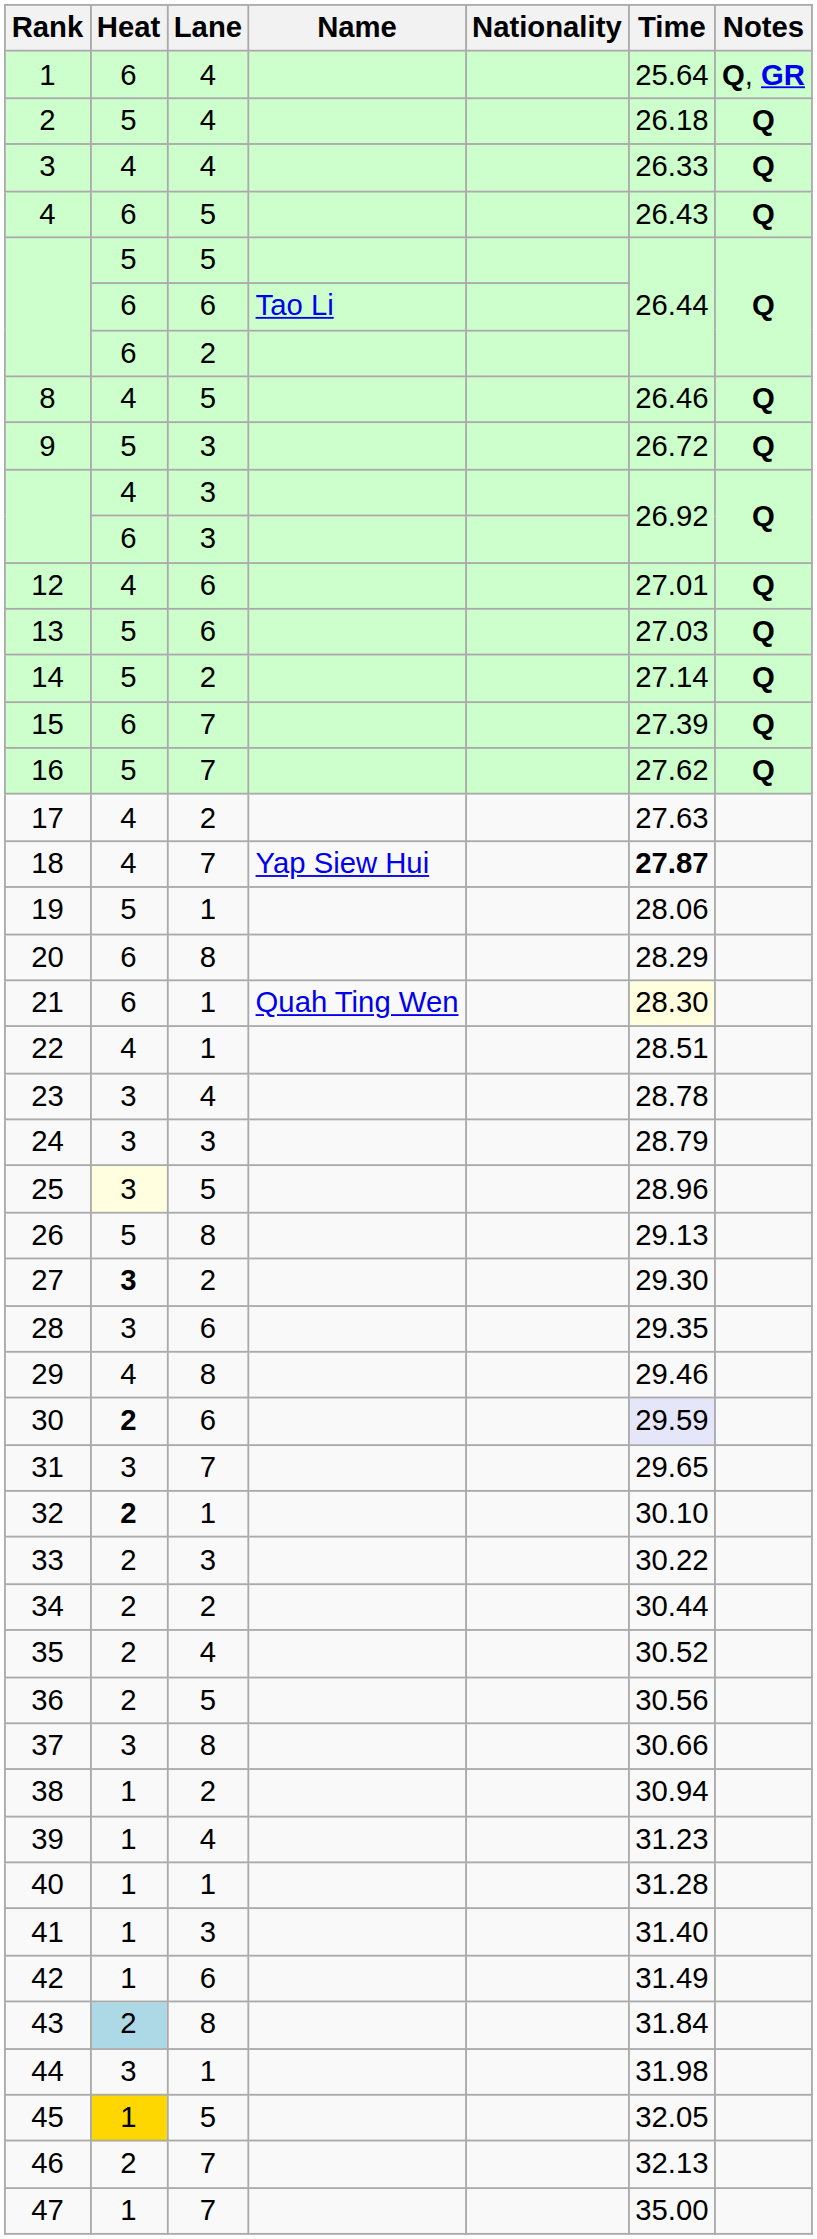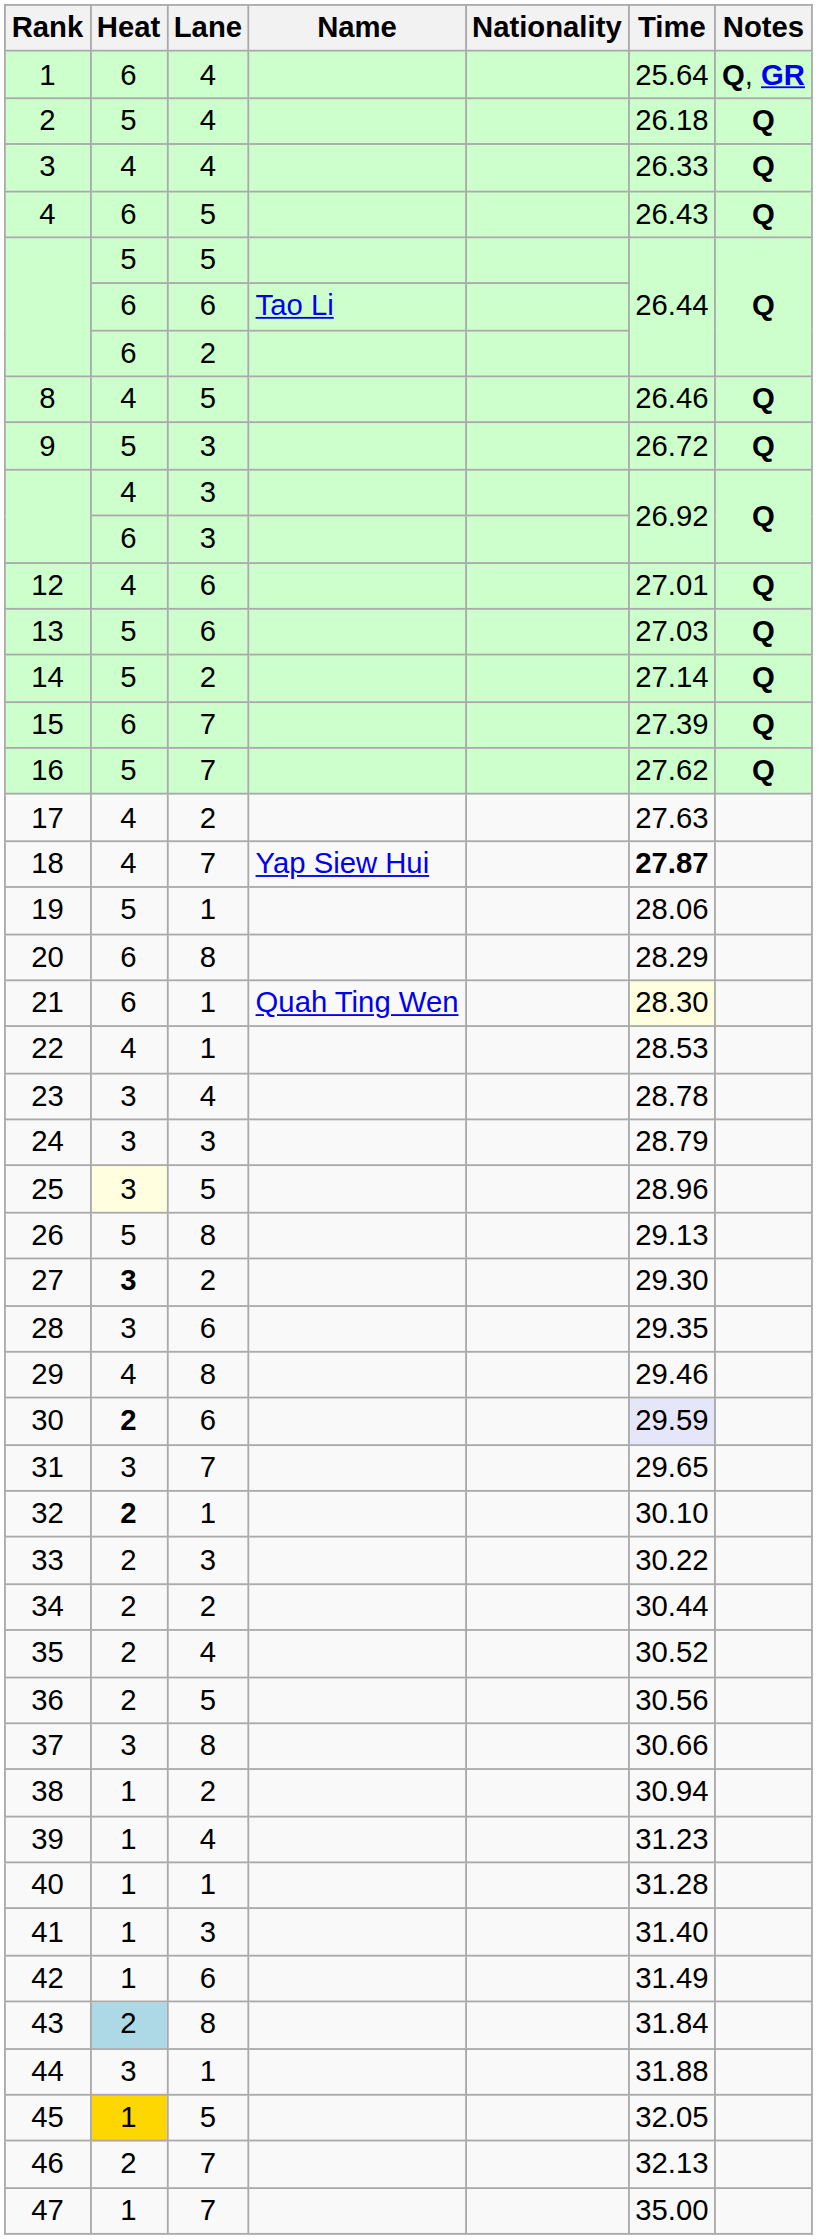(672, 1049) 28.51 -> (672, 1049) 28.53
(672, 2070) 31.98 -> (672, 2070) 31.88
